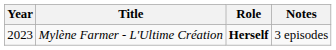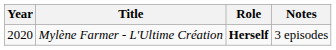(20, 34) 2023 -> (20, 34) 2020
